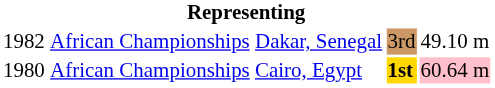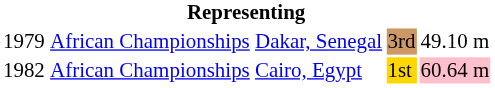(24, 41) 1982 -> (24, 41) 1979
(24, 70) 1980 -> (24, 70) 1982
(400, 70) bold -> (400, 70) normal
